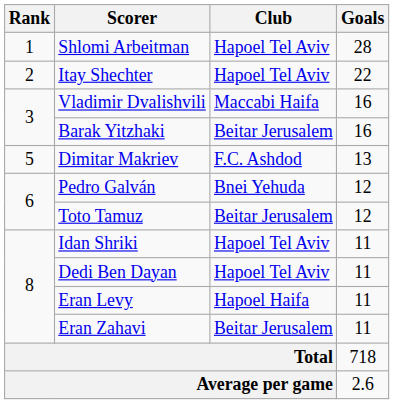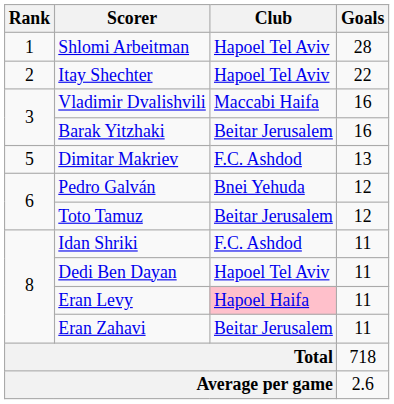(272, 243) Hapoel Tel Aviv -> (258, 243) F.C. Ashdod
(262, 300) no background -> (262, 300) pink background
